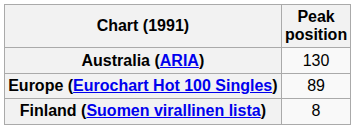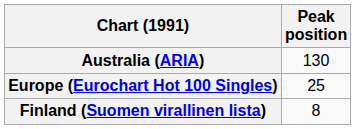(316, 85) 89 -> (316, 85) 25
